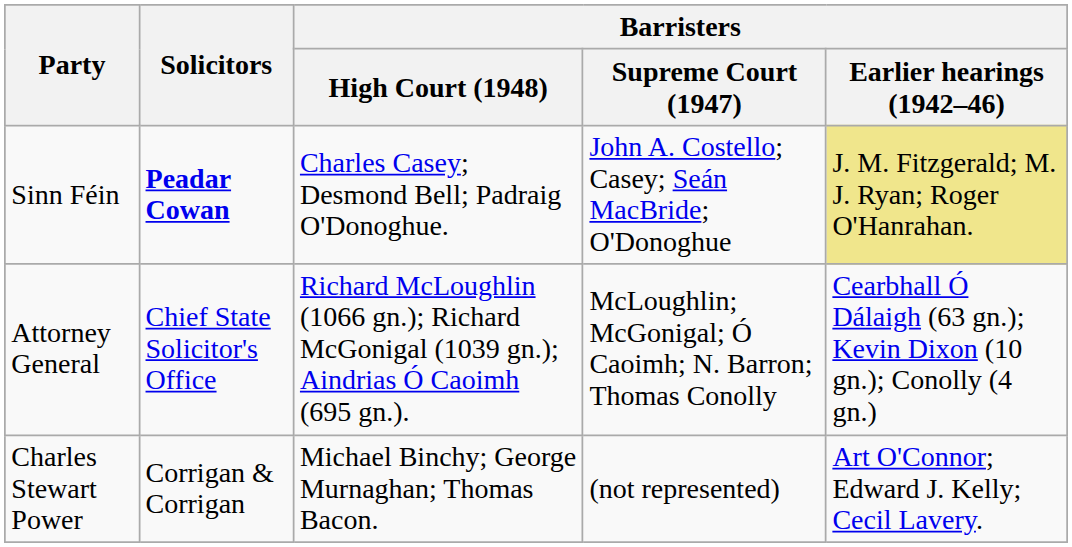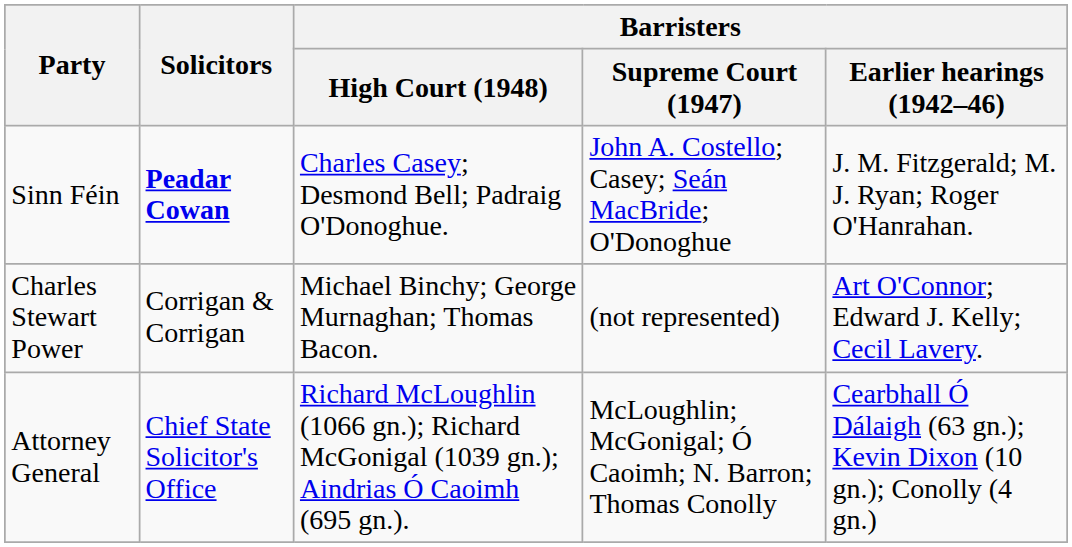(944, 194) khaki background -> (944, 194) no background
rows swapped: (61, 348) <-> (54, 487)
